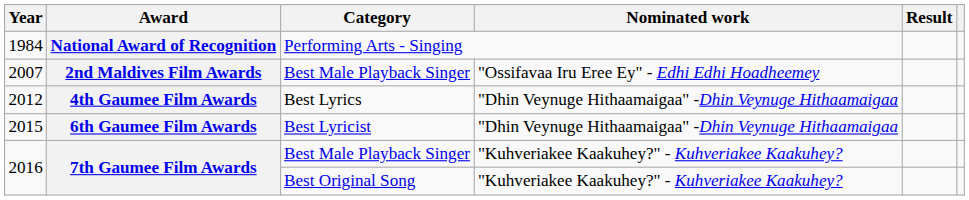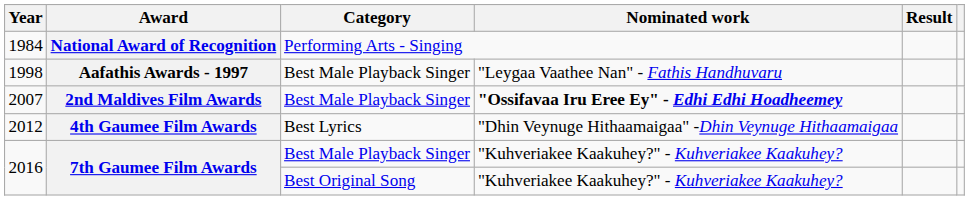+ row: (26, 72)
(649, 72) normal -> (660, 99) bold
- row: (26, 126)
